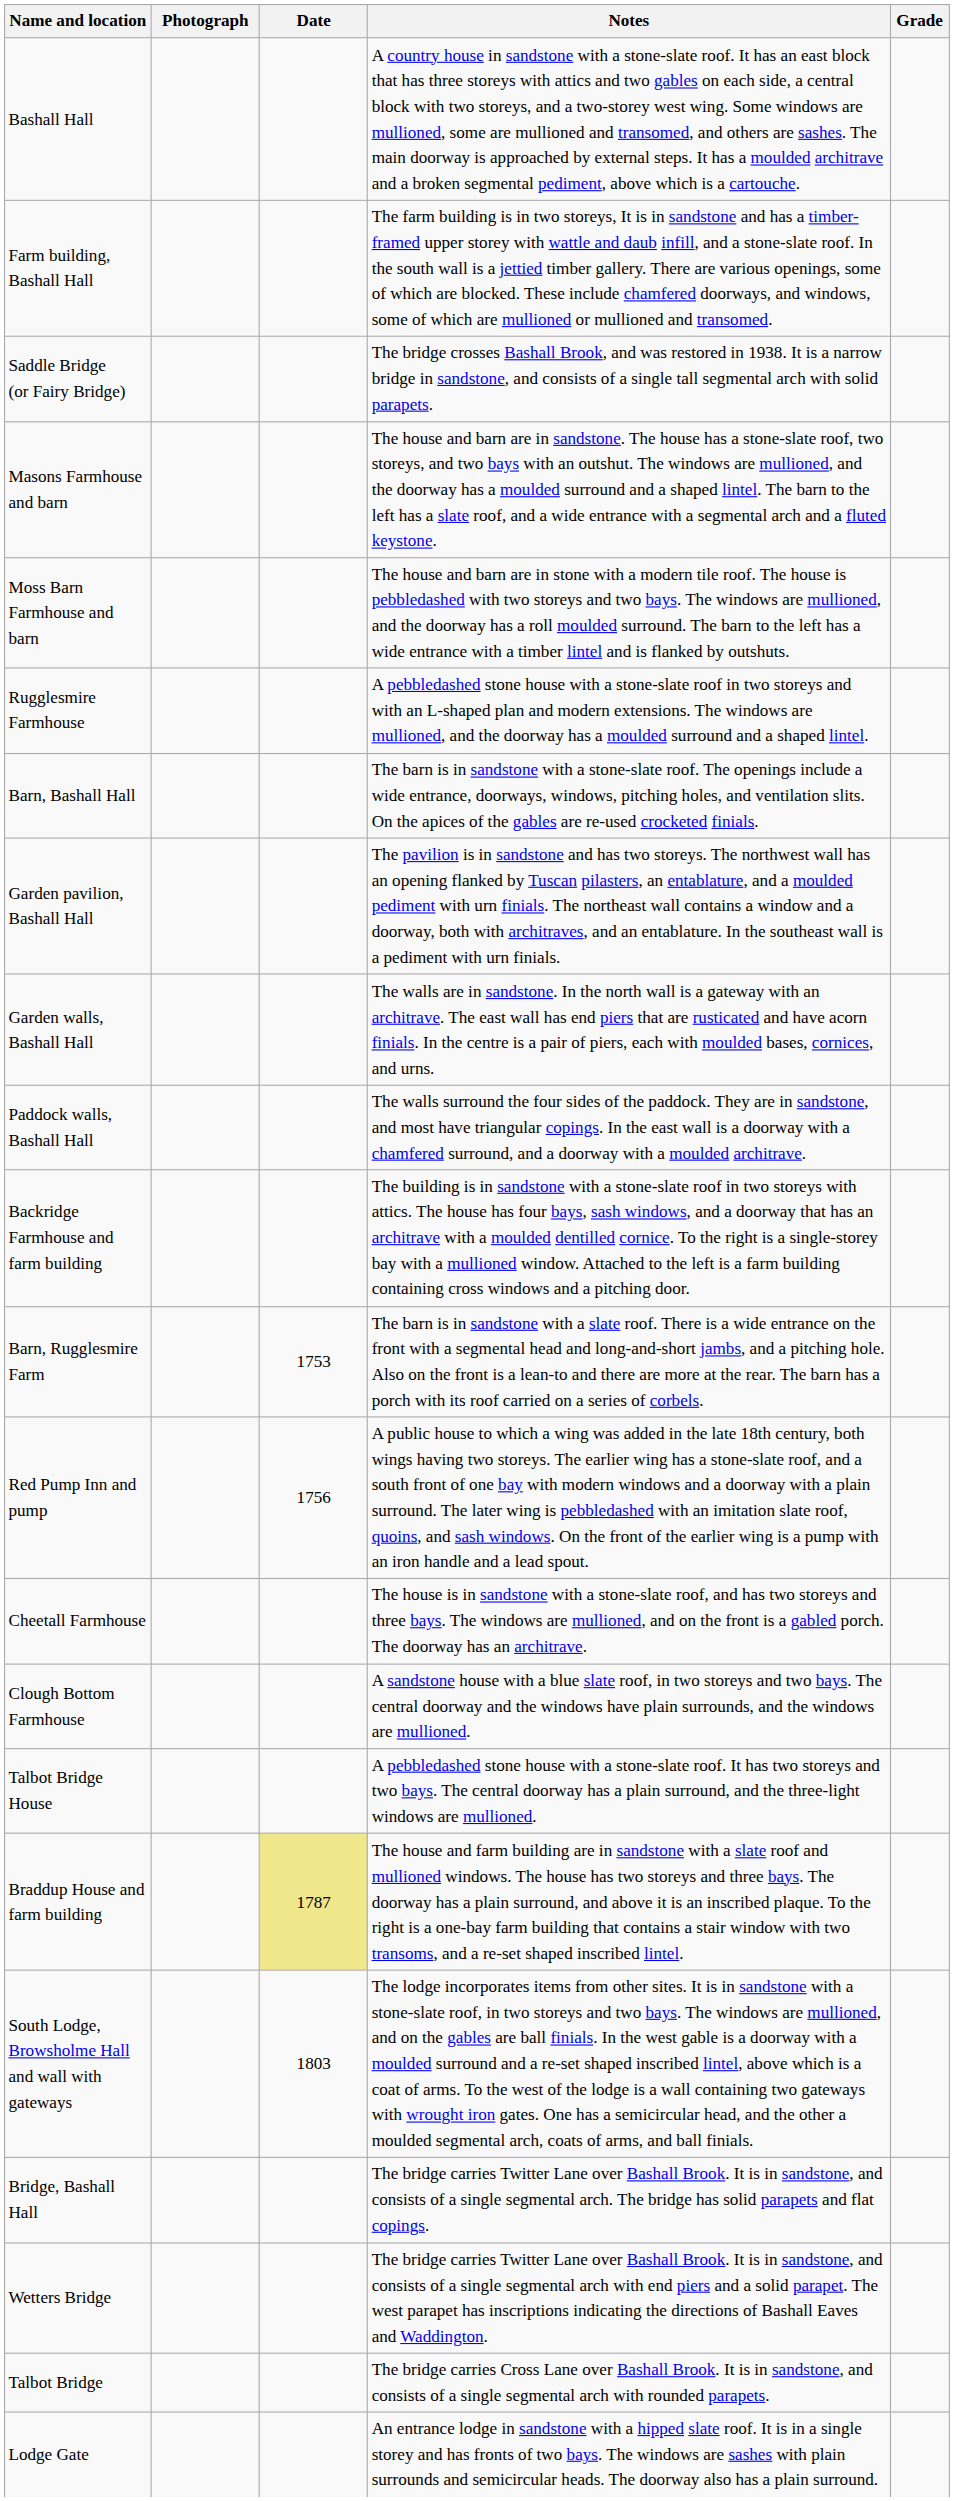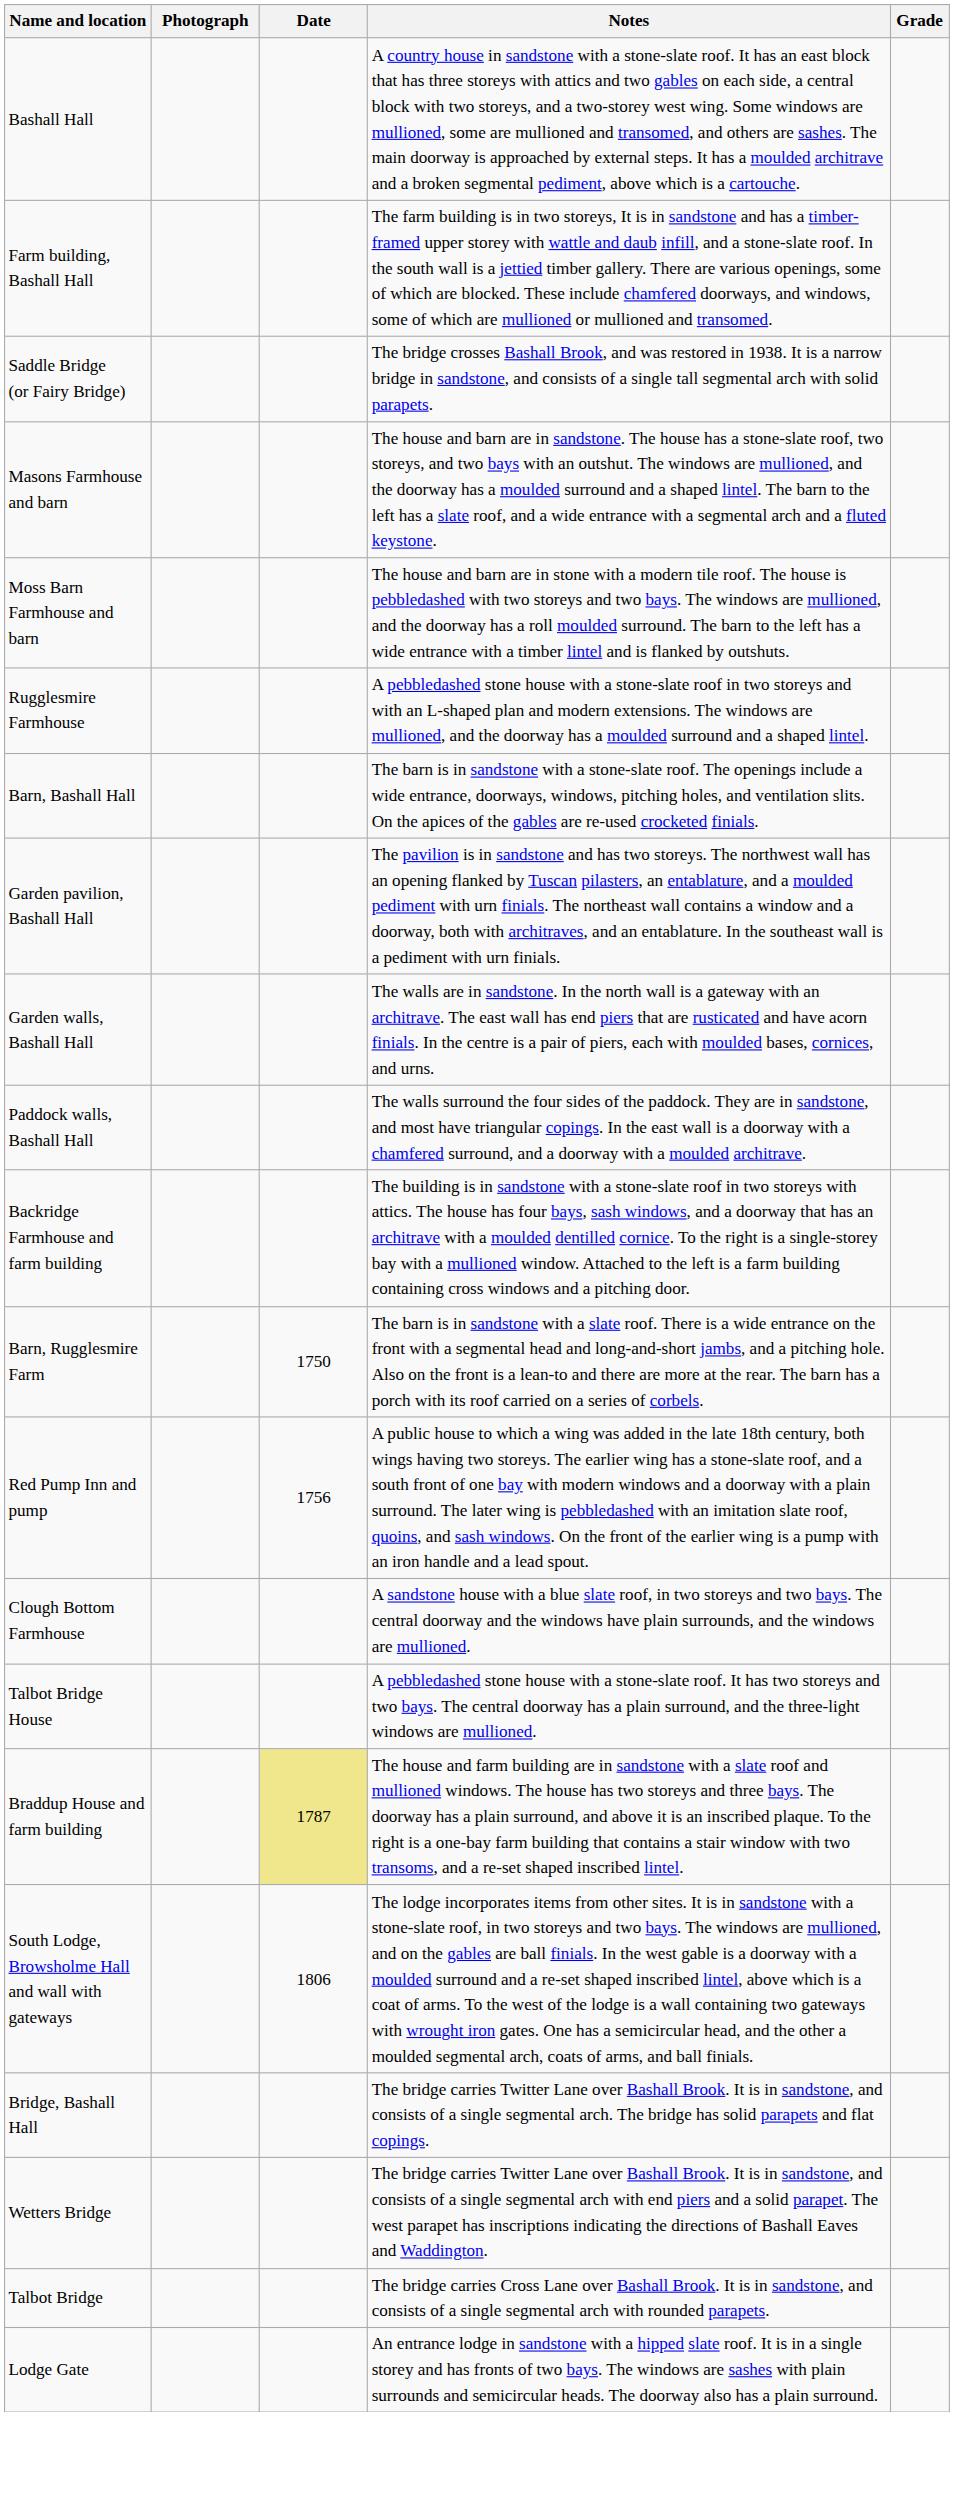(314, 1361) 1753 -> (314, 1361) 1750
- row: (77, 1621)
(314, 2063) 1803 -> (314, 1978) 1806
